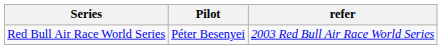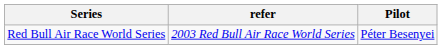columns swapped: (208, 14) <-> (343, 14)
